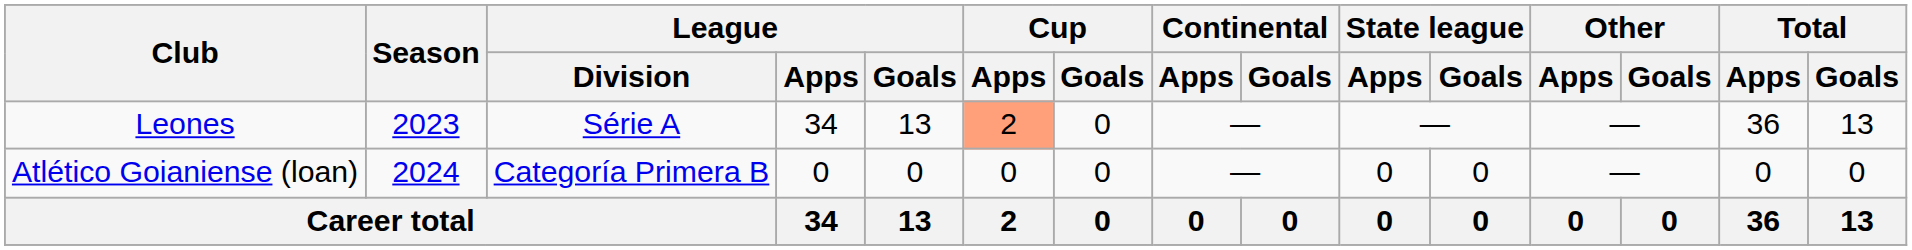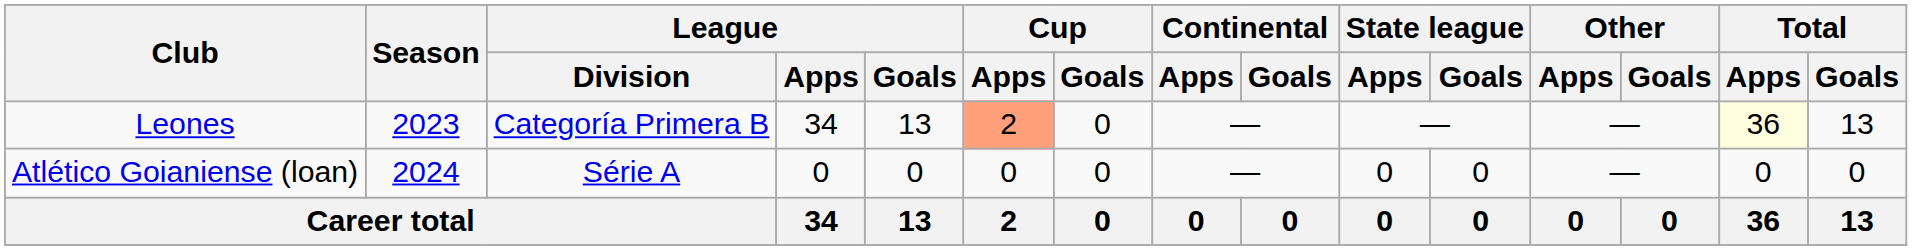(631, 124) Série A -> (631, 124) Categoría Primera B
(1763, 124) no background -> (1763, 124) lightyellow background
(631, 172) Categoría Primera B -> (631, 172) Série A
